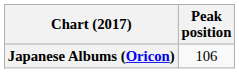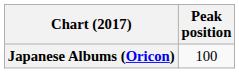(206, 56) 106 -> (206, 56) 100
